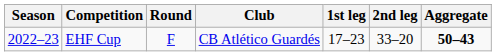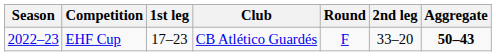columns swapped: (171, 16) <-> (346, 16)
